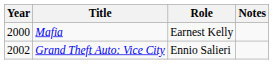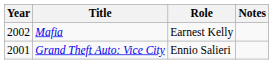(19, 31) 2000 -> (19, 31) 2002
(19, 50) 2002 -> (19, 50) 2001
